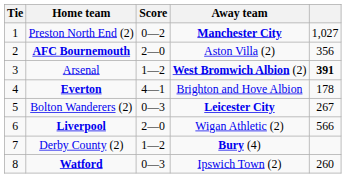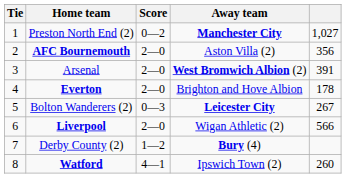(153, 70) 1—2 -> (153, 70) 2—0
(325, 70) bold -> (325, 70) normal
(153, 88) 4—1 -> (153, 88) 2—0
(153, 164) 0—3 -> (153, 164) 4—1
